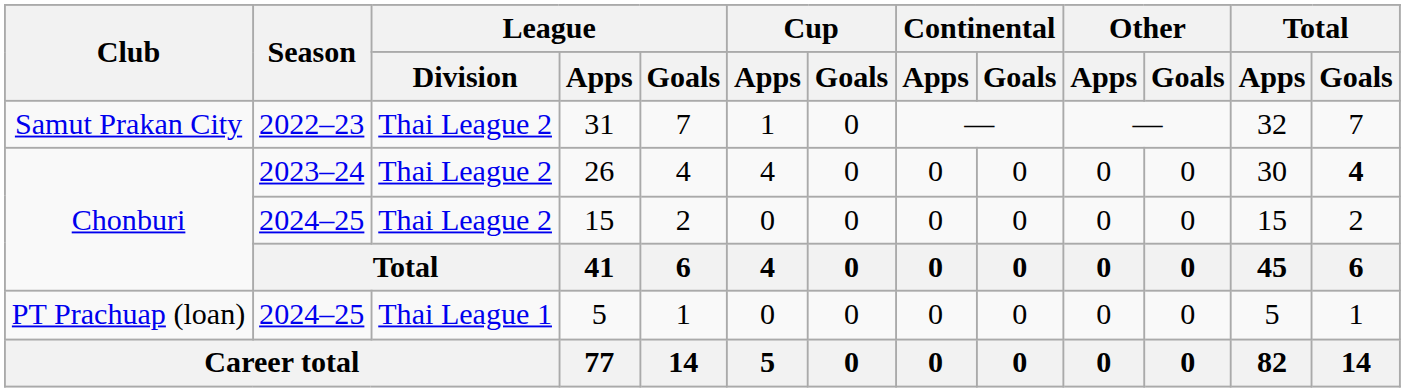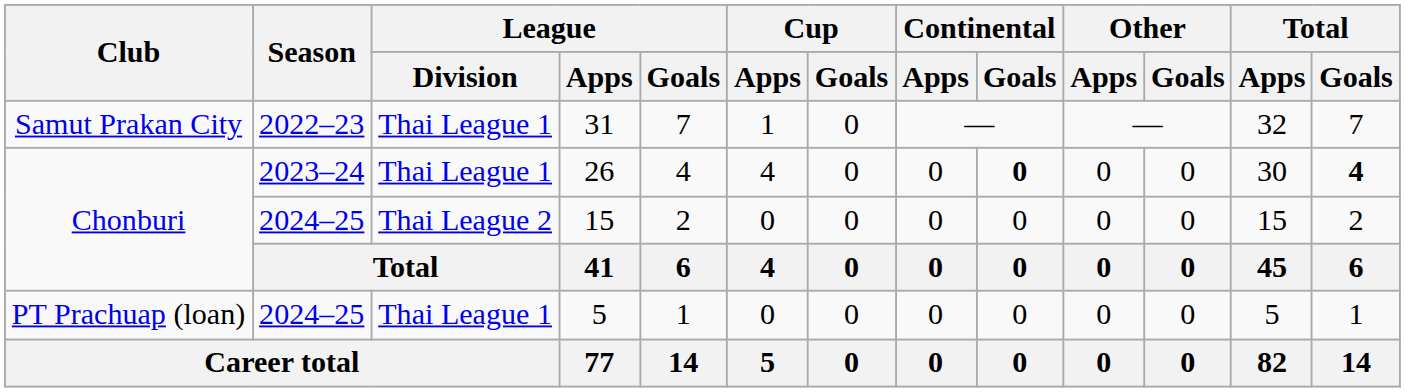(465, 123) Thai League 2 -> (465, 123) Thai League 1
(465, 171) Thai League 2 -> (465, 171) Thai League 1
(1020, 171) normal -> (1020, 171) bold
